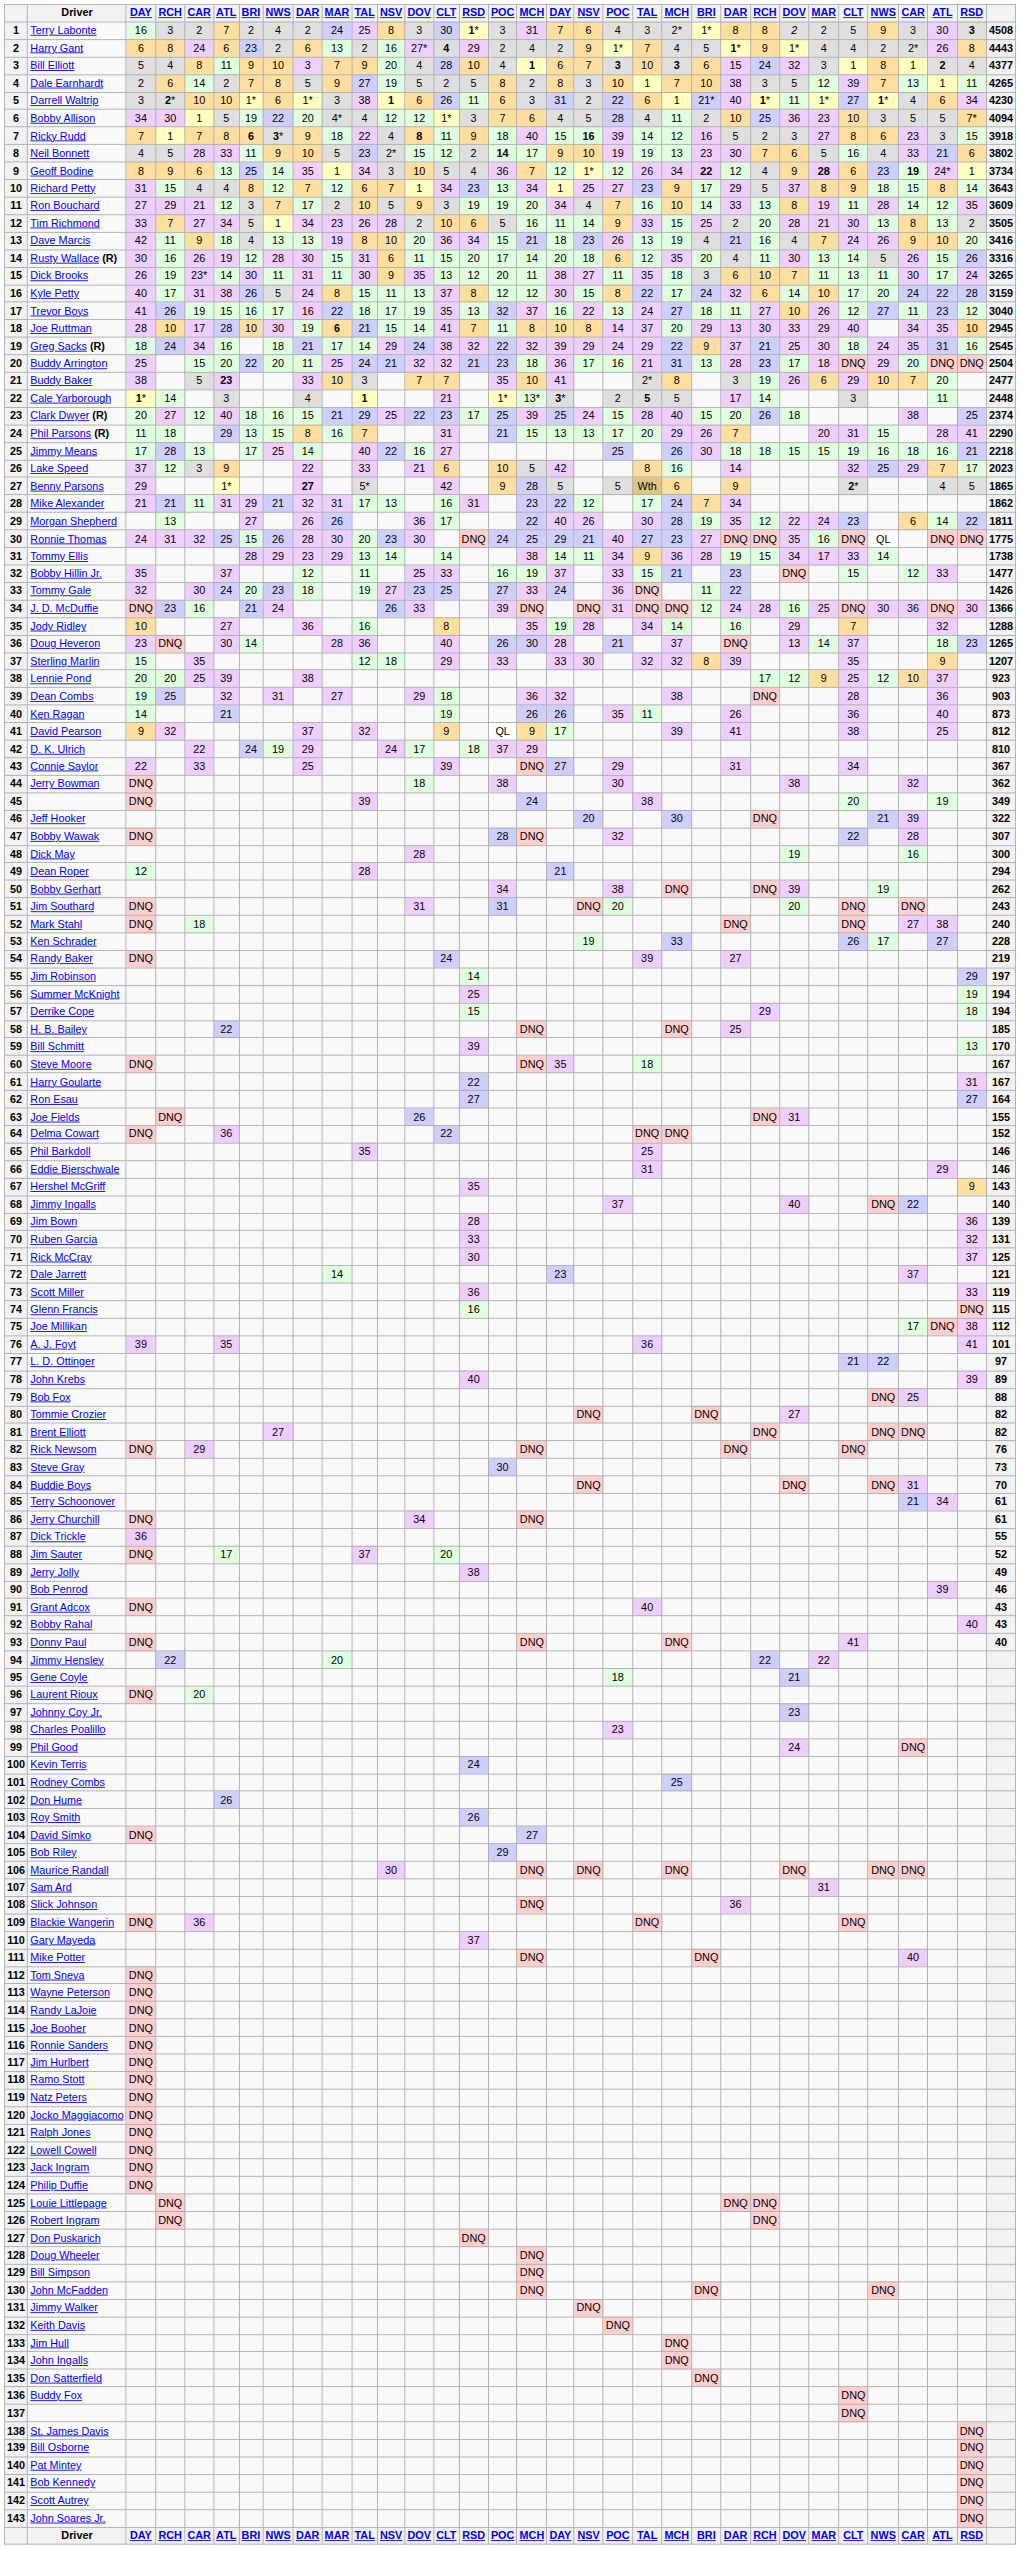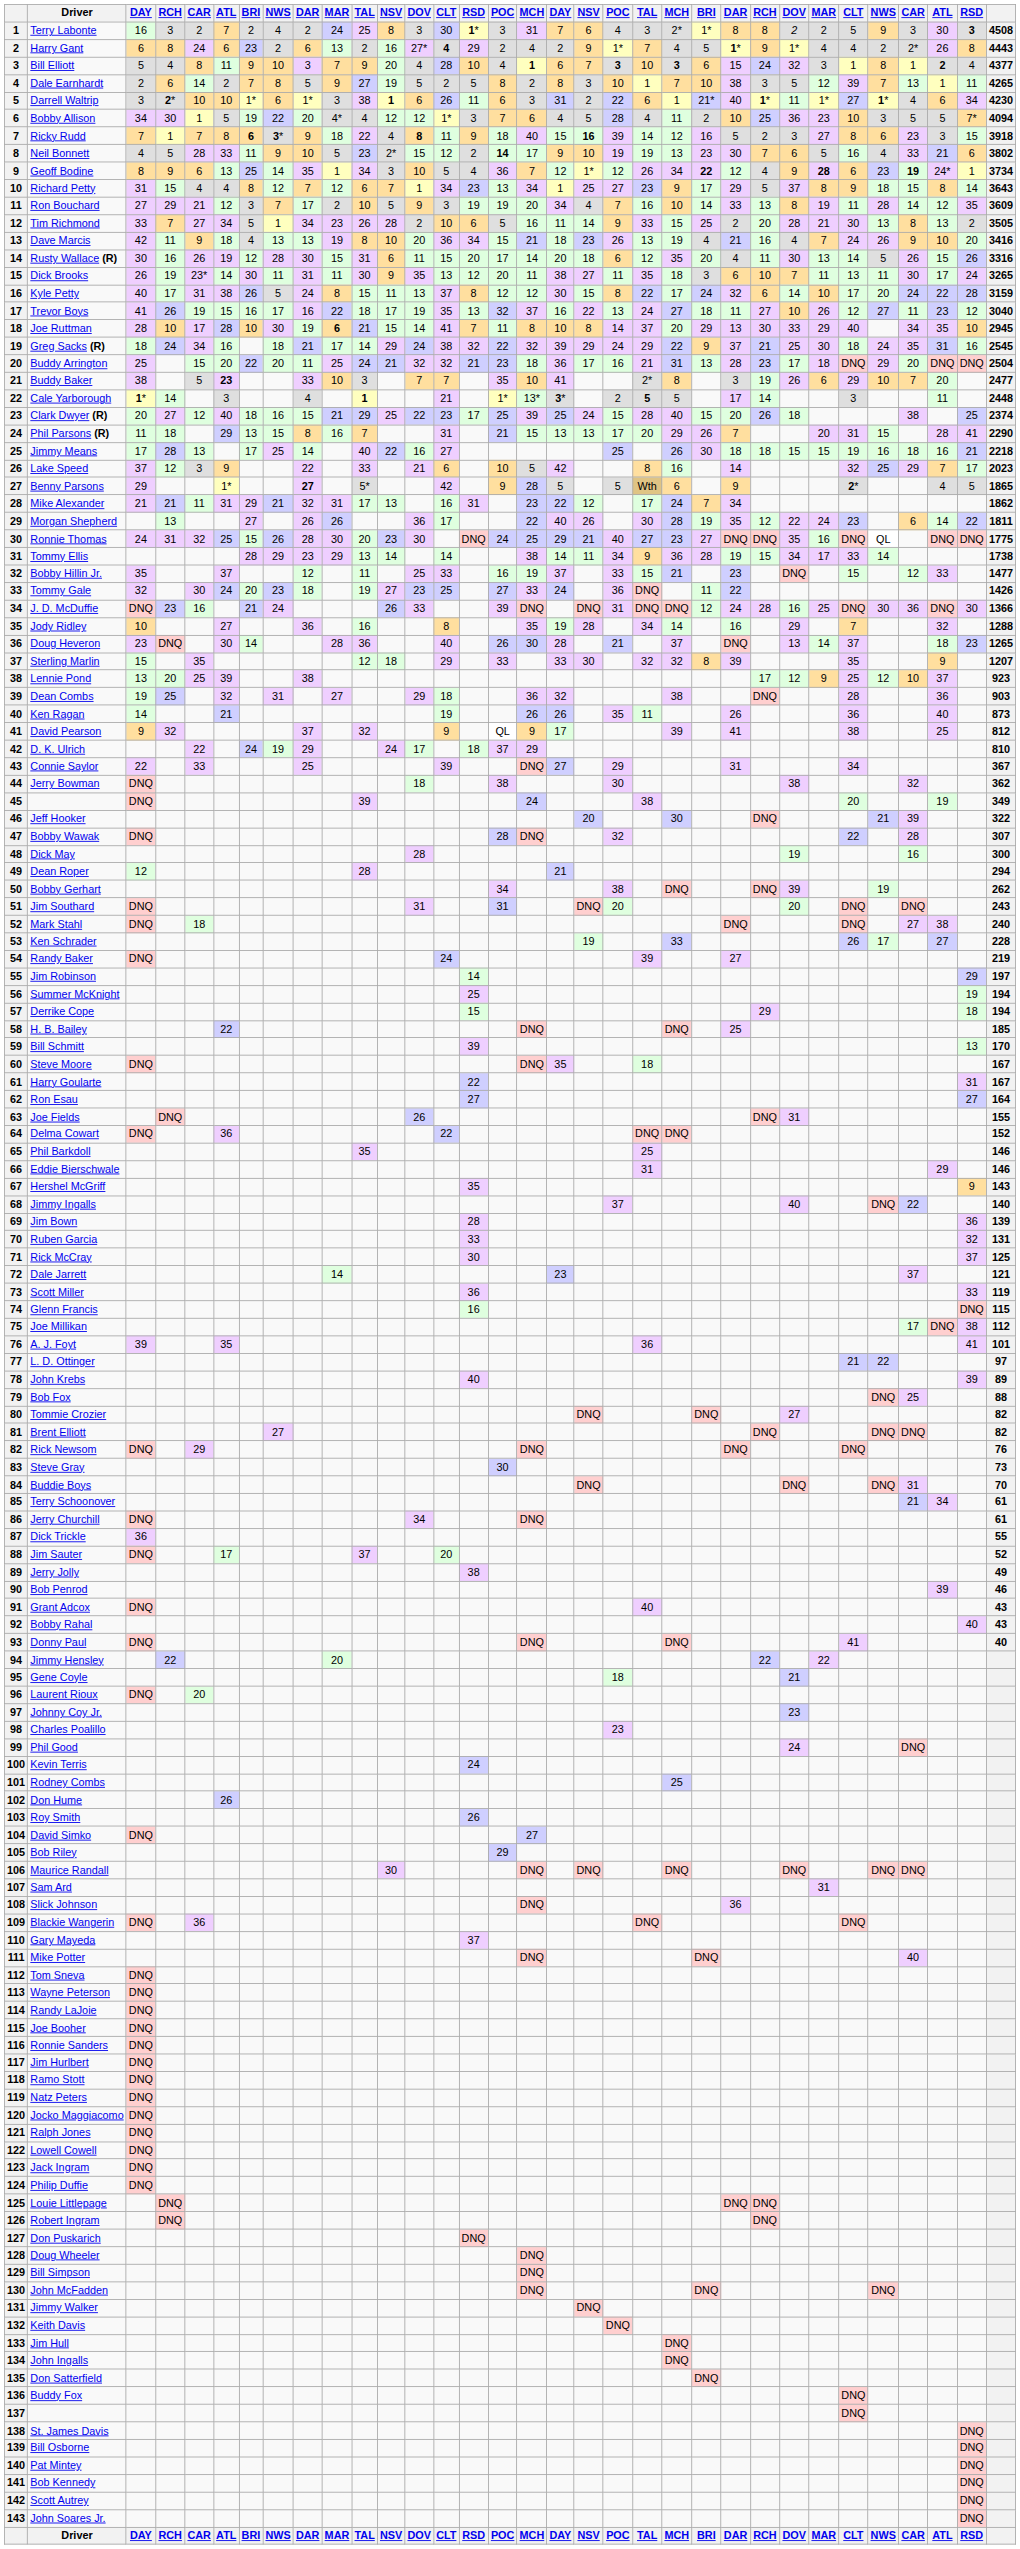(141, 679) 20 -> (141, 679) 13
